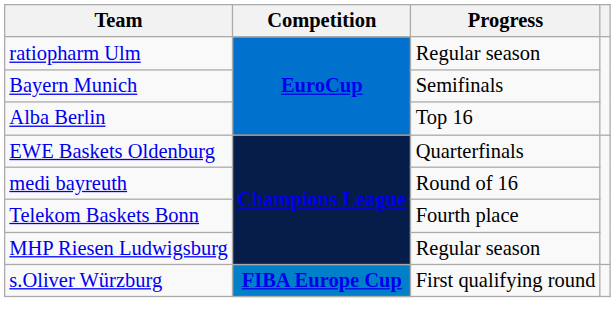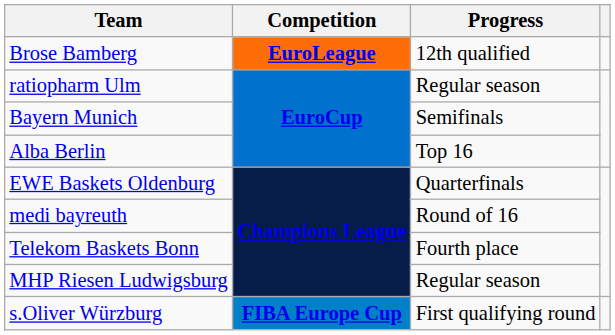+ row: (73, 53)
